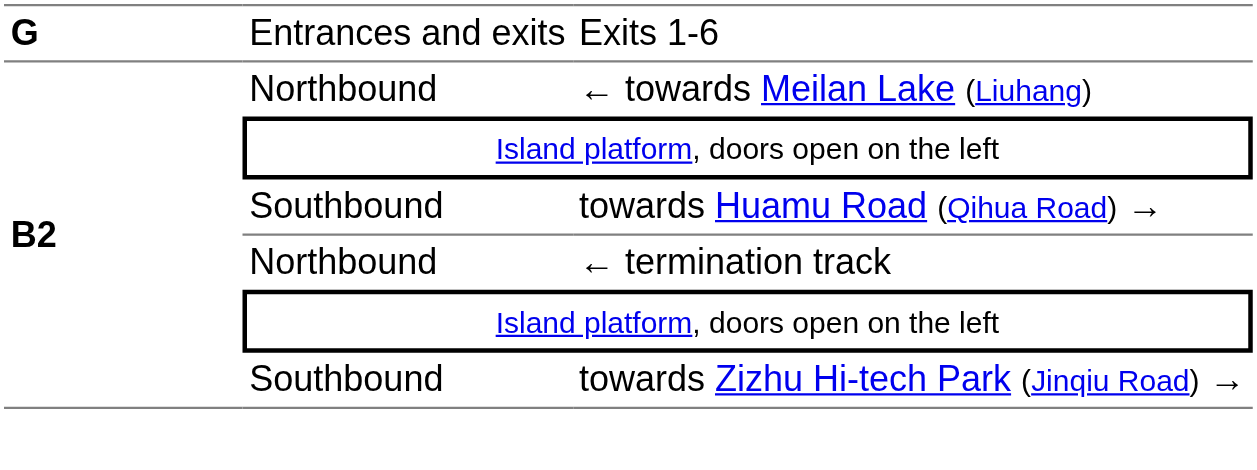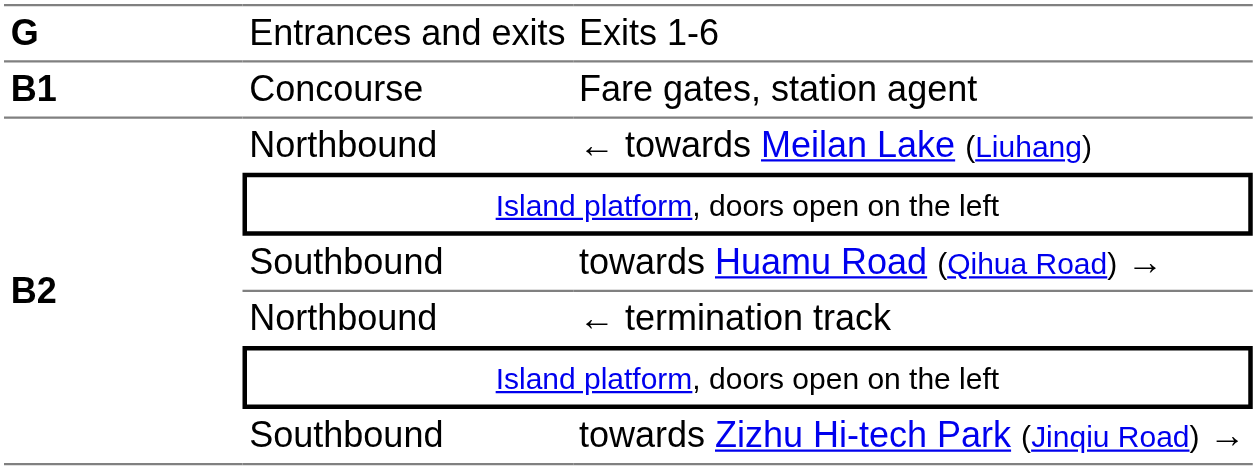+ row: (336, 88)
